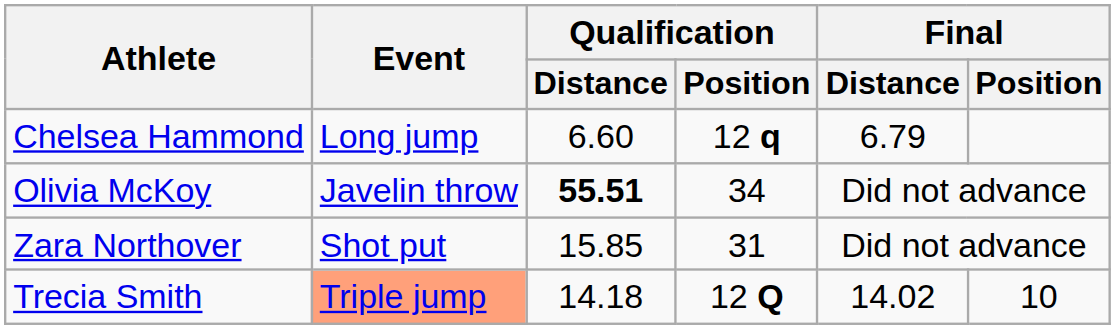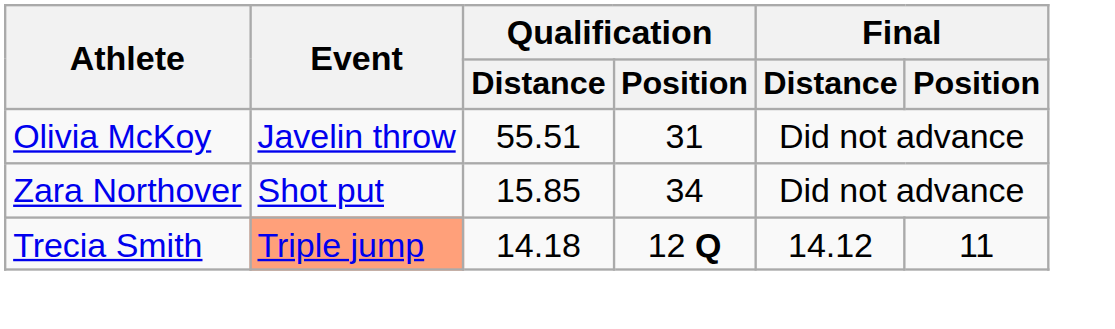- row: (159, 137)
(601, 190) bold -> (538, 137) normal
(747, 190) 34 -> (684, 137) 31
(747, 244) 31 -> (684, 190) 34
(893, 298) 14.02 -> (830, 244) 14.12
(1039, 298) 10 -> (977, 244) 11
